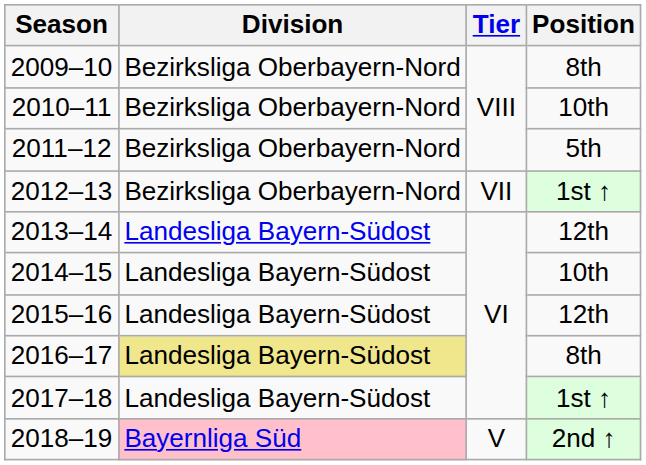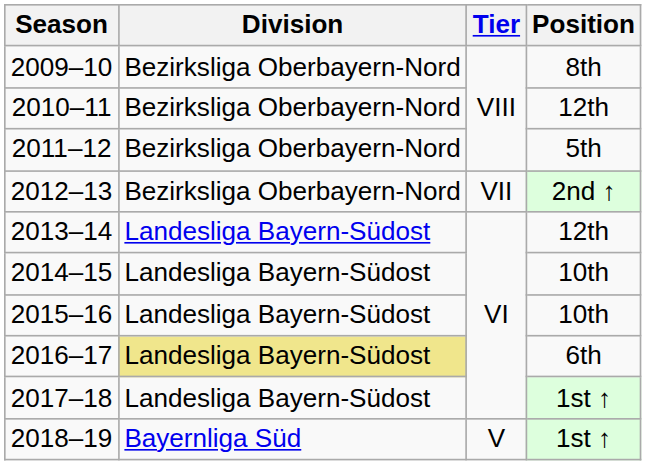(584, 107) 10th -> (584, 107) 12th
(584, 190) 1st ↑ -> (584, 190) 2nd ↑
(584, 314) 12th -> (584, 314) 10th
(584, 356) 8th -> (584, 356) 6th
(213, 438) pink background -> (213, 438) no background
(584, 438) 2nd ↑ -> (584, 438) 1st ↑
